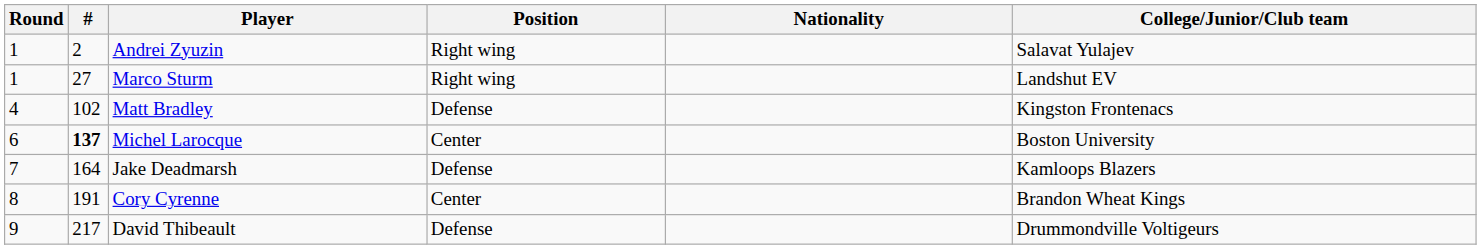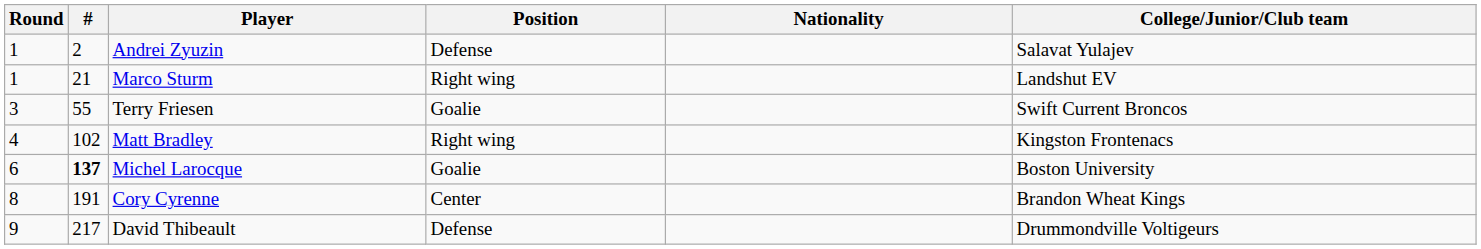(473, 49) Right wing -> (461, 49) Defense
(82, 79) 27 -> (82, 79) 21
+ row: (163, 109)
(462, 109) Defense -> (473, 139) Right wing
(456, 139) Center -> (456, 169) Goalie
- row: (175, 169)
